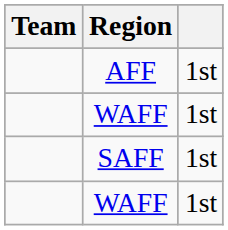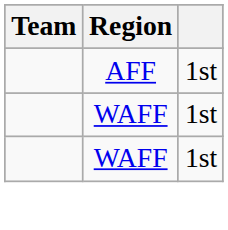- row: (44, 159)
